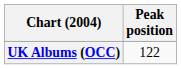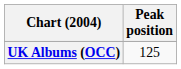(150, 52) 122 -> (150, 52) 125
